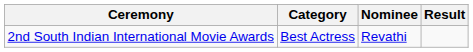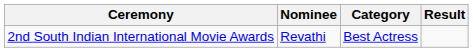columns swapped: (318, 15) <-> (389, 15)
